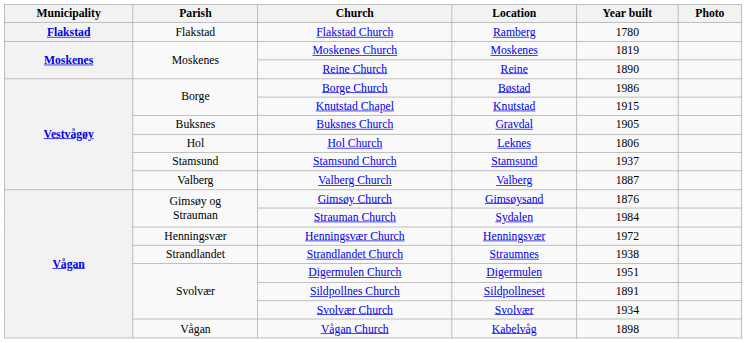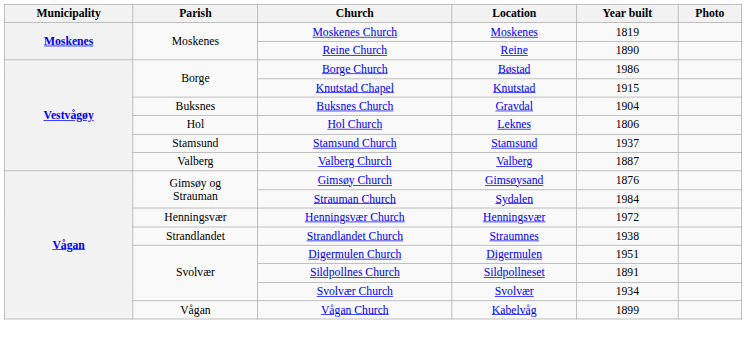- row: (355, 32)
(627, 124) 1905 -> (627, 106) 1904
(627, 328) 1898 -> (627, 310) 1899
